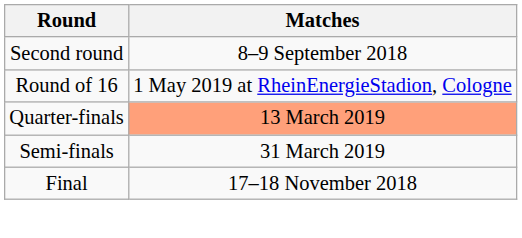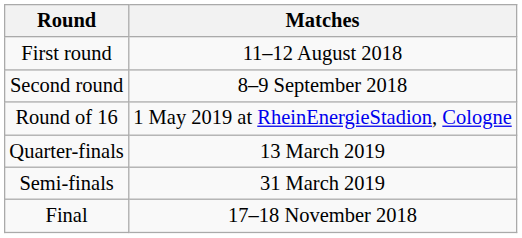+ row: (67, 53)
(322, 118) lightsalmon background -> (322, 150) no background
